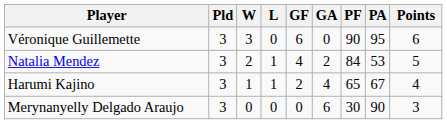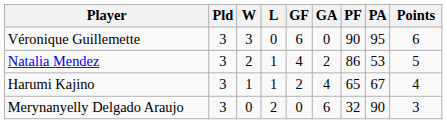(353, 61) 84 -> (353, 61) 86
(273, 107) 0 -> (273, 107) 2
(353, 107) 30 -> (353, 107) 32
